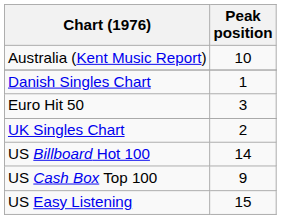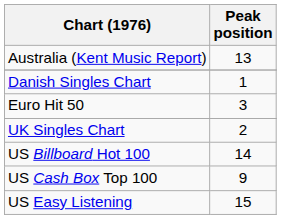(243, 57) 10 -> (243, 57) 13
